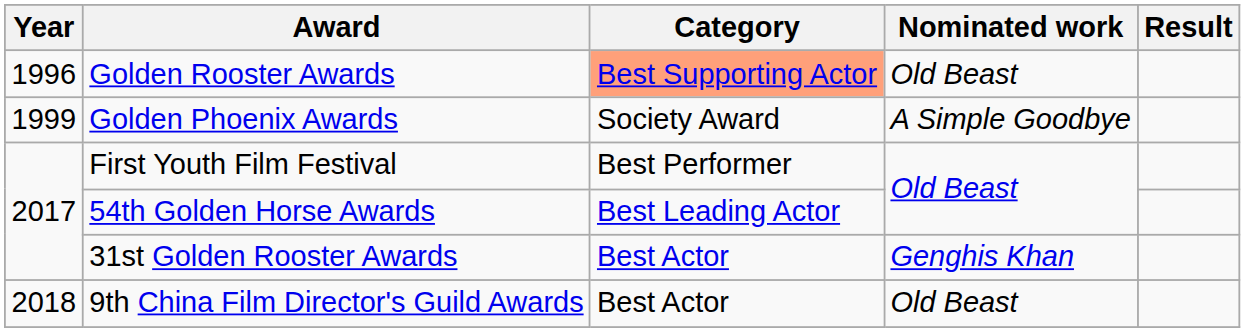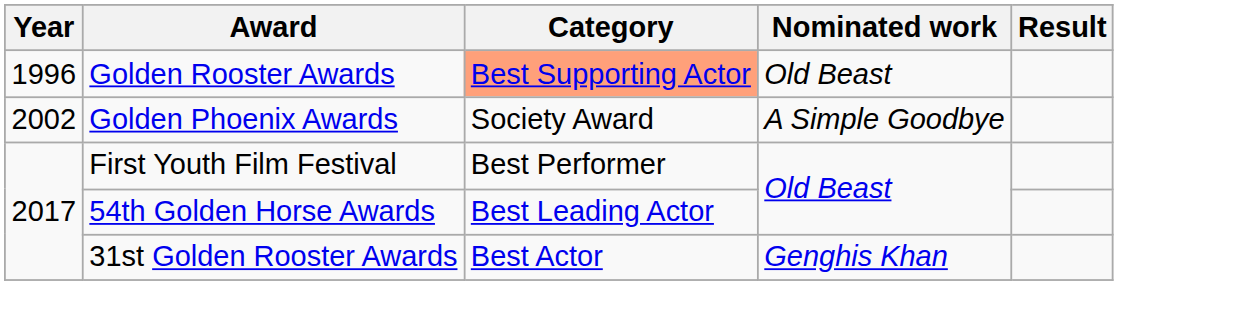(44, 119) 1999 -> (44, 119) 2002
- row: (336, 303)
